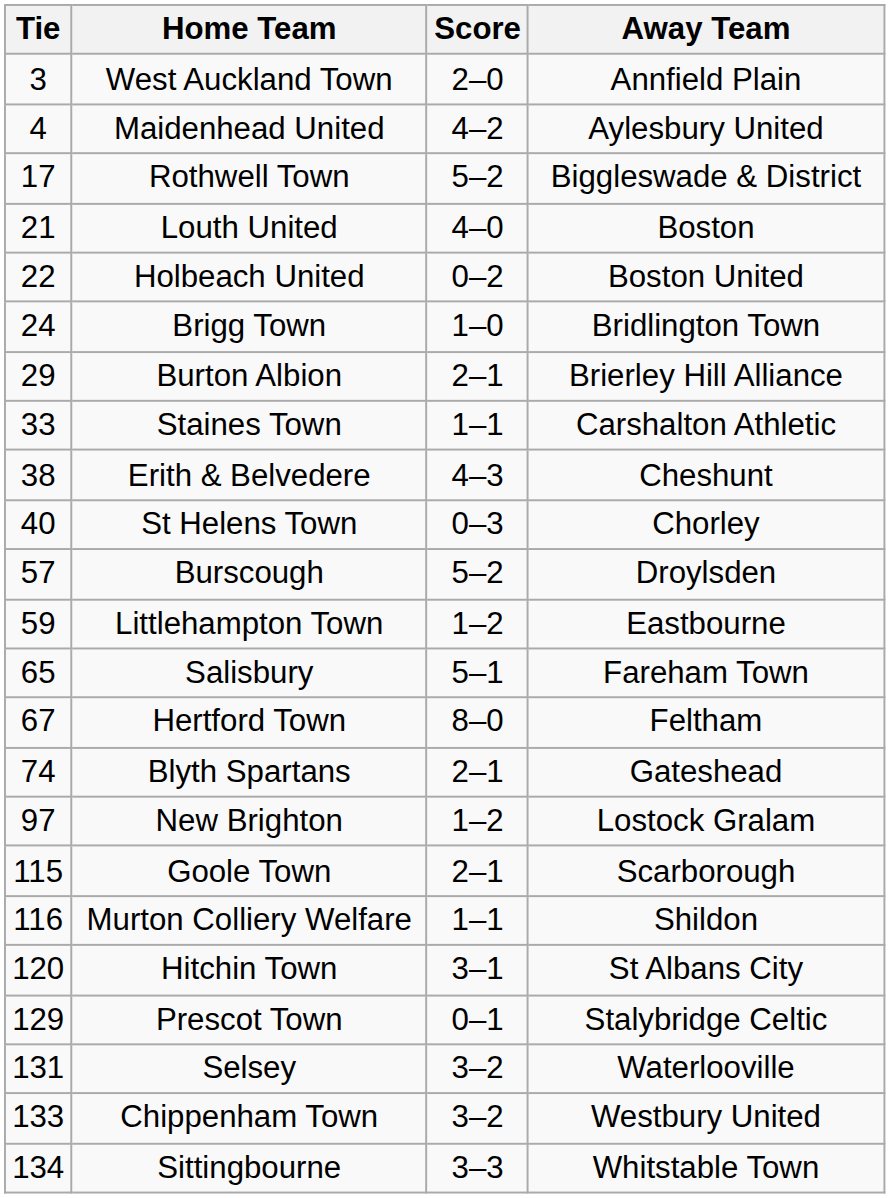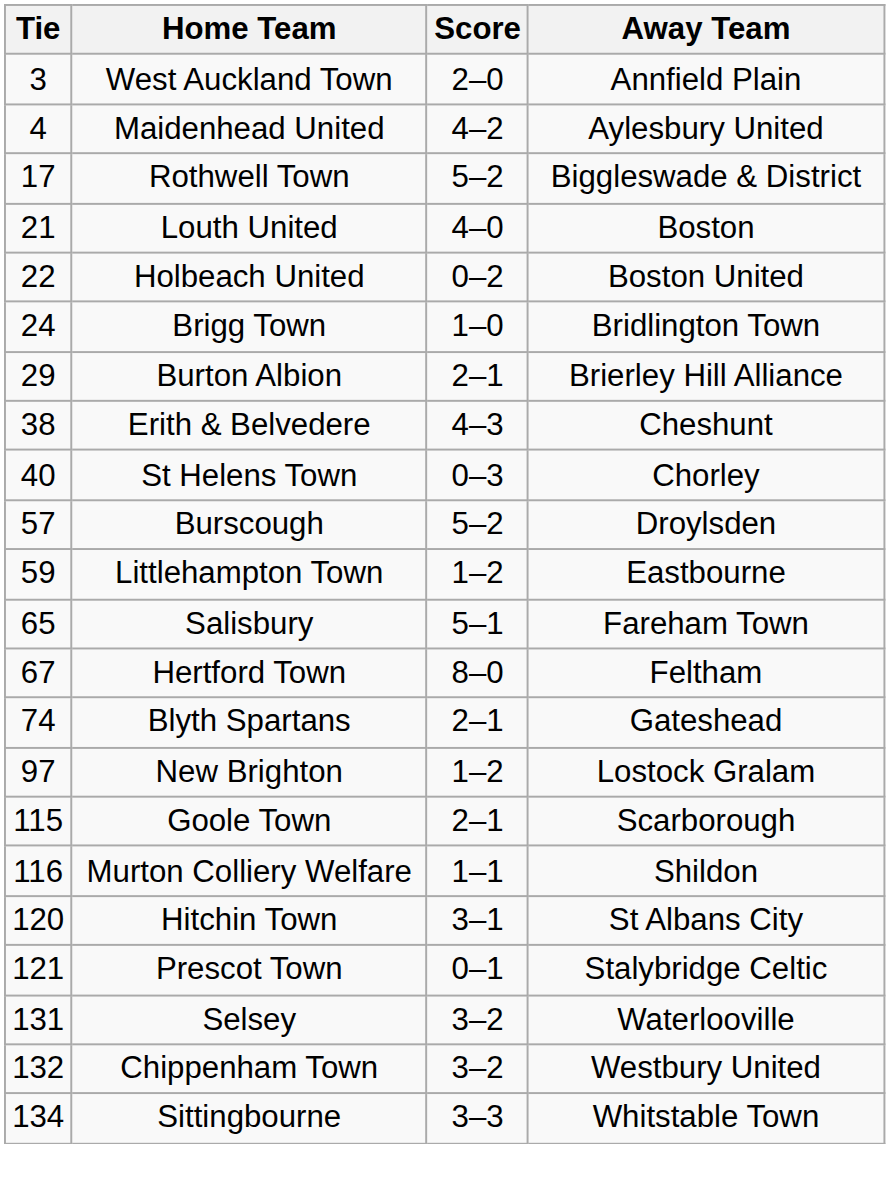- row: (249, 425)
(38, 1018) 129 -> (38, 969) 121
(38, 1117) 133 -> (38, 1068) 132
